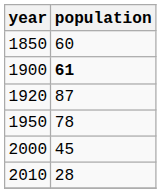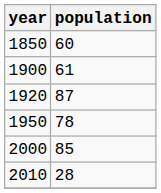(65, 70) bold -> (65, 70) normal
(65, 149) 45 -> (65, 149) 85
